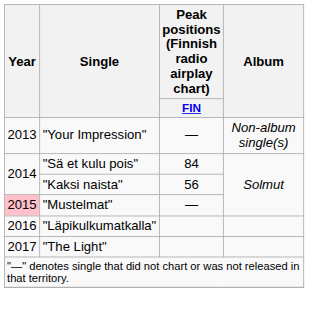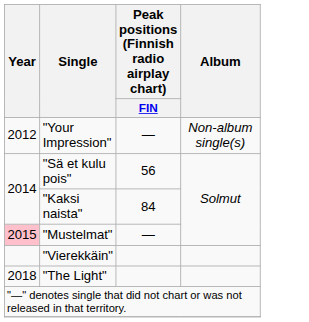(22, 135) 2013 -> (22, 135) 2012
(191, 163) 84 -> (148, 171) 56
(191, 184) 56 -> (148, 206) 84
+ row: (78, 255)
- row: (99, 226)
(22, 246) 2017 -> (22, 276) 2018
